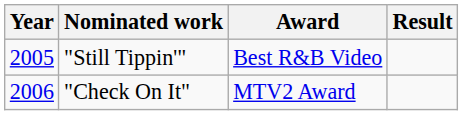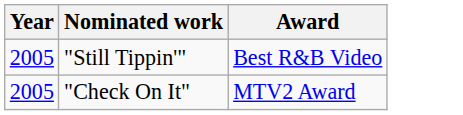- column: (423, 22)
(32, 92) 2006 -> (32, 92) 2005
